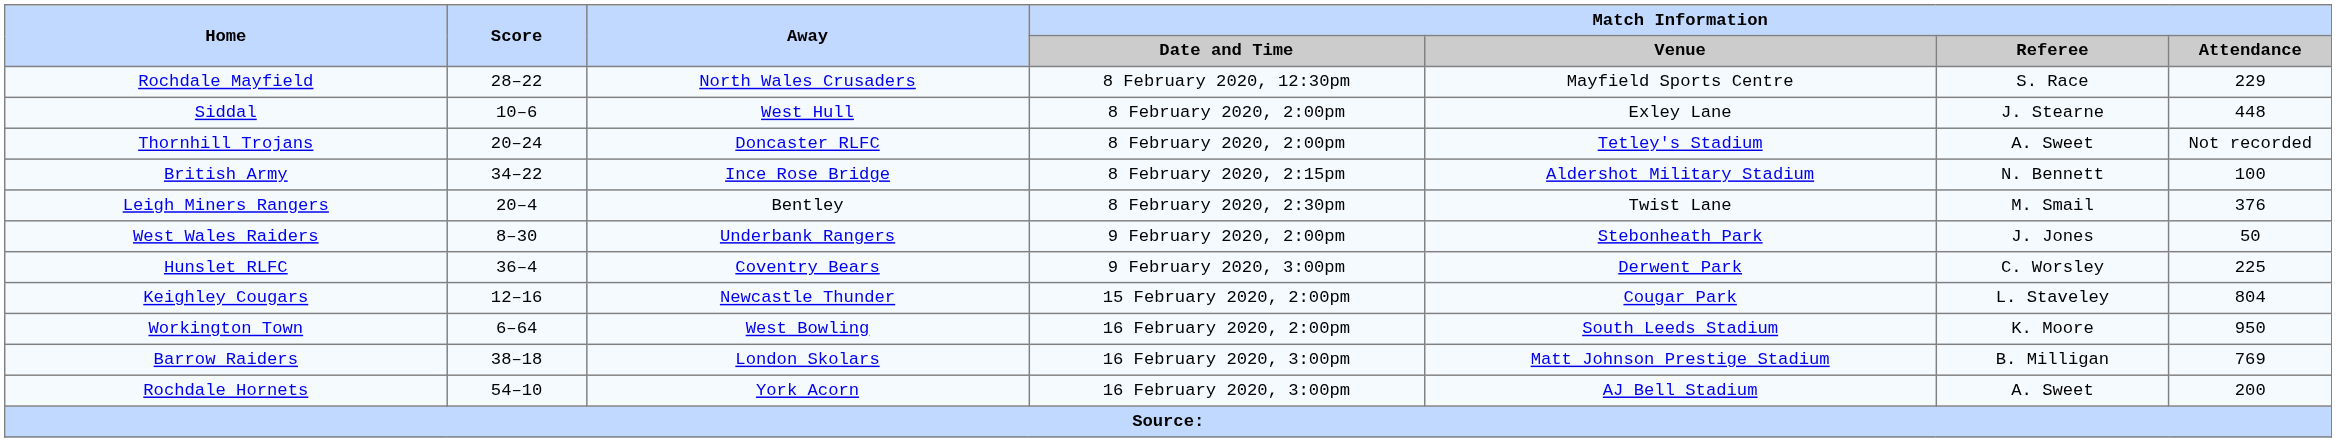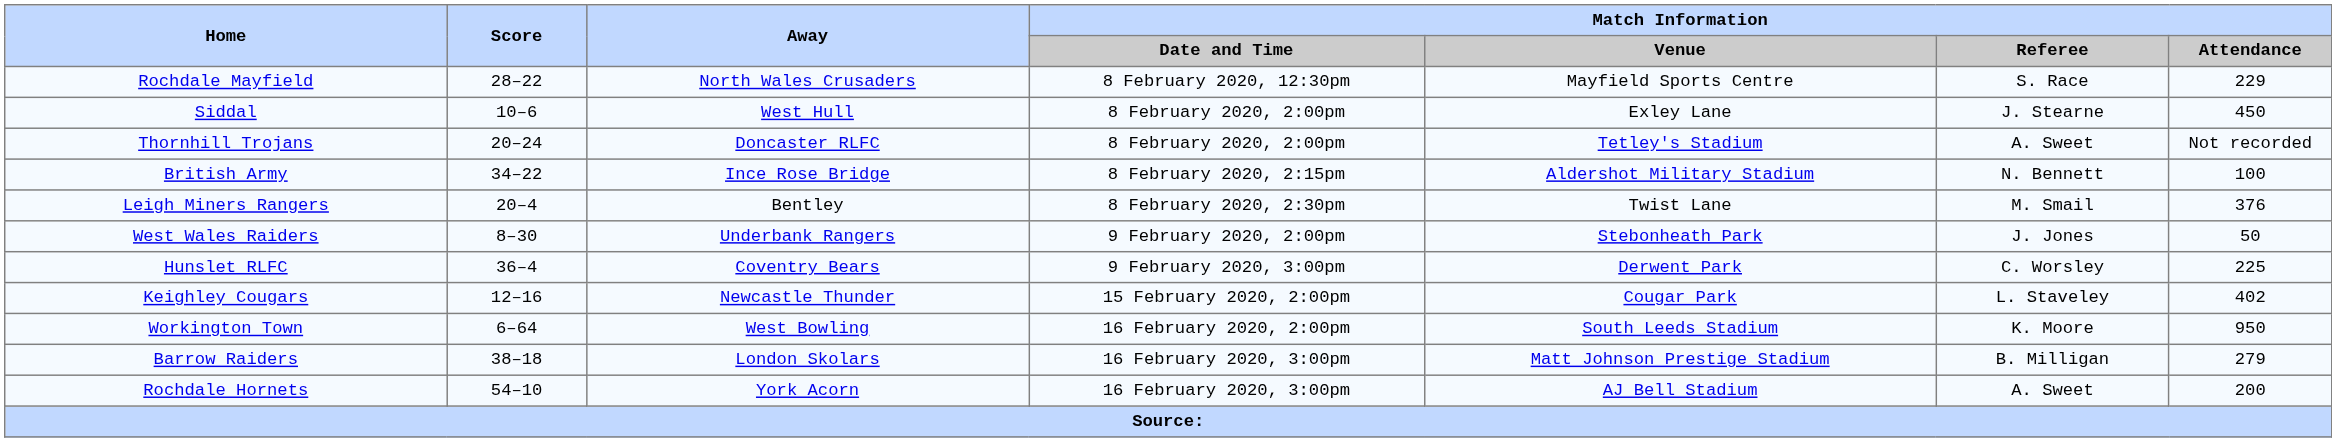(2250, 113) 448 -> (2250, 113) 450
(2250, 298) 804 -> (2250, 298) 402
(2250, 360) 769 -> (2250, 360) 279
